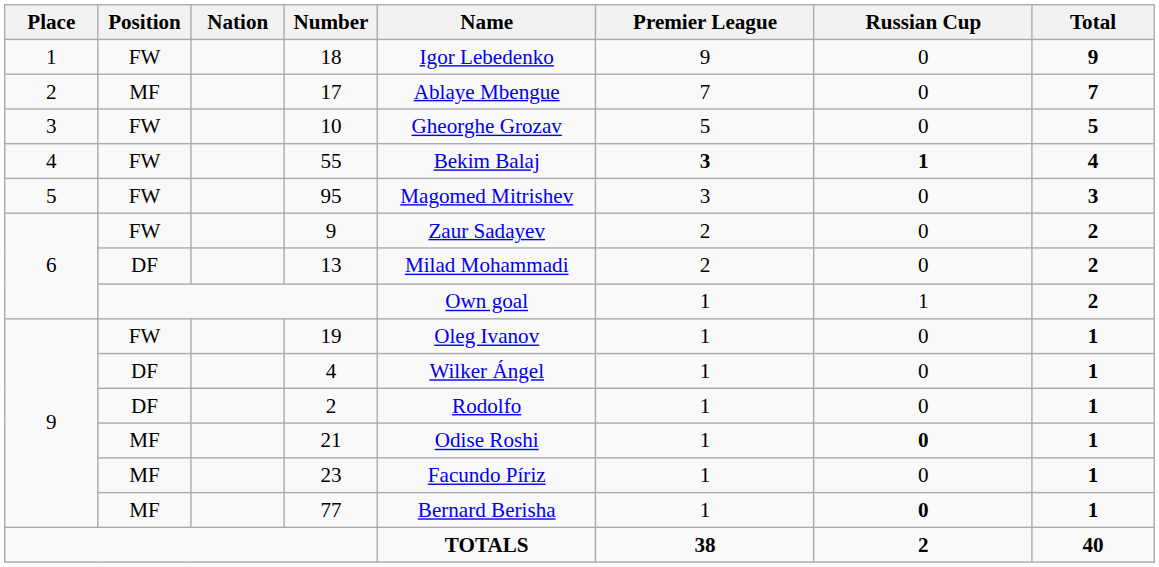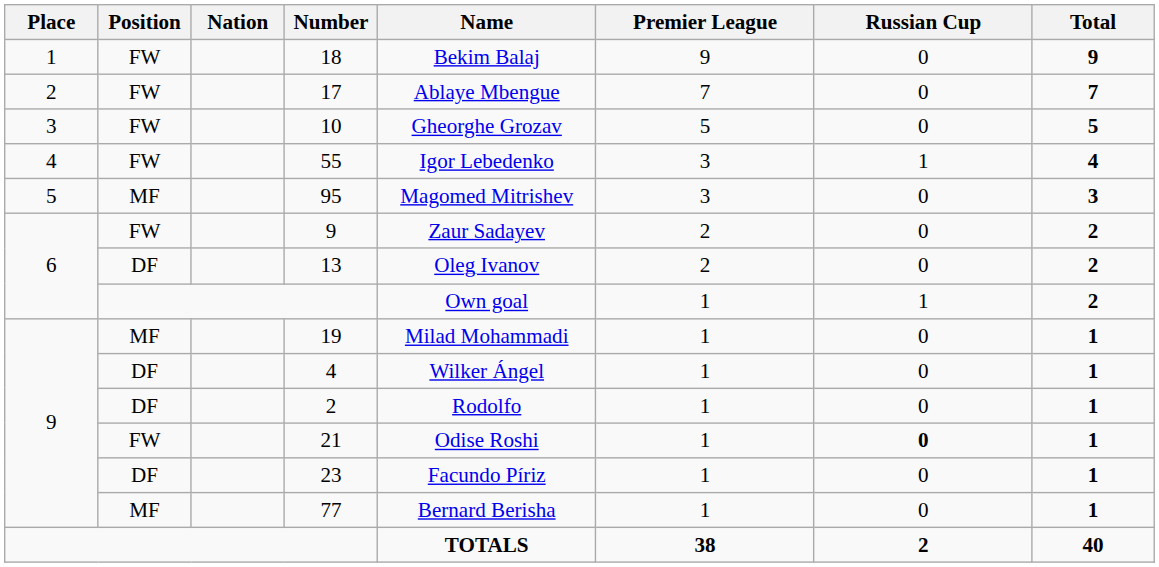(487, 56) Igor Lebedenko -> (487, 56) Bekim Balaj
(145, 91) MF -> (145, 91) FW
(487, 161) Bekim Balaj -> (487, 161) Igor Lebedenko
(705, 161) bold -> (705, 161) normal
(923, 161) bold -> (923, 161) normal
(145, 196) FW -> (145, 196) MF
(487, 265) Milad Mohammadi -> (487, 265) Oleg Ivanov
(145, 335) FW -> (145, 335) MF
(487, 335) Oleg Ivanov -> (487, 335) Milad Mohammadi
(145, 440) MF -> (145, 440) FW
(145, 474) MF -> (145, 474) DF
(923, 509) bold -> (923, 509) normal
